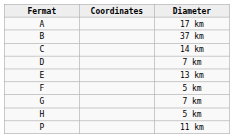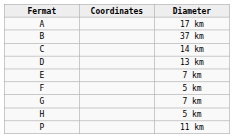(192, 62) 7 km -> (192, 62) 13 km
(192, 75) 13 km -> (192, 75) 7 km
